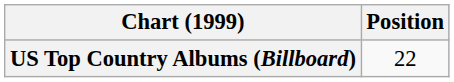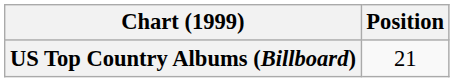(405, 58) 22 -> (405, 58) 21
